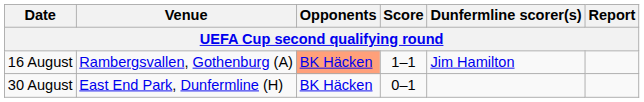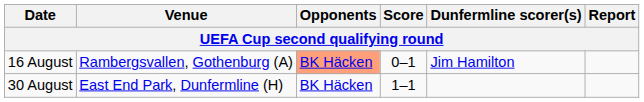(403, 62) 1–1 -> (403, 62) 0–1
(403, 85) 0–1 -> (403, 85) 1–1
